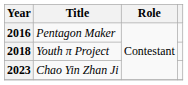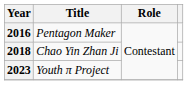(73, 51) Youth π Project -> (77, 51) Chao Yin Zhan Ji
(77, 70) Chao Yin Zhan Ji -> (73, 70) Youth π Project
